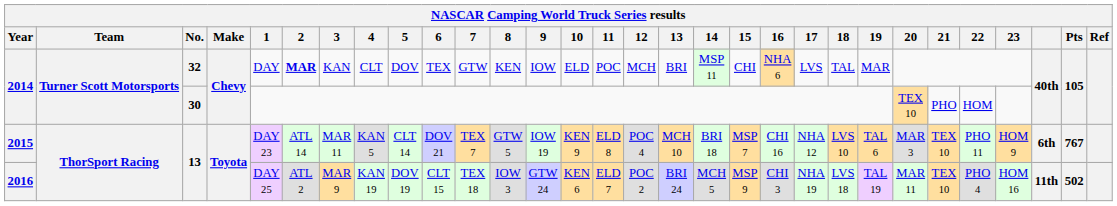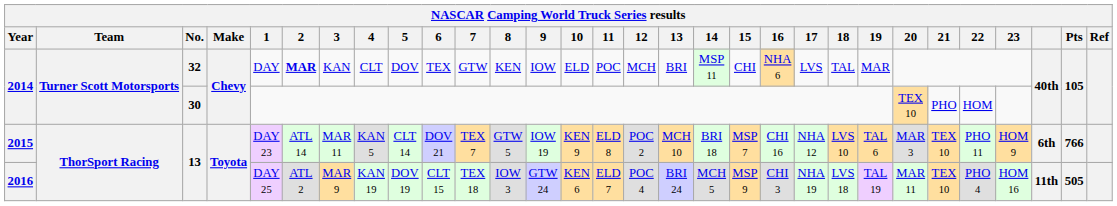(641, 142) POC 4 -> (641, 142) POC 2
(1074, 143) 767 -> (1074, 143) 766
(641, 180) POC 2 -> (641, 180) POC 4
(1074, 181) 502 -> (1074, 181) 505
